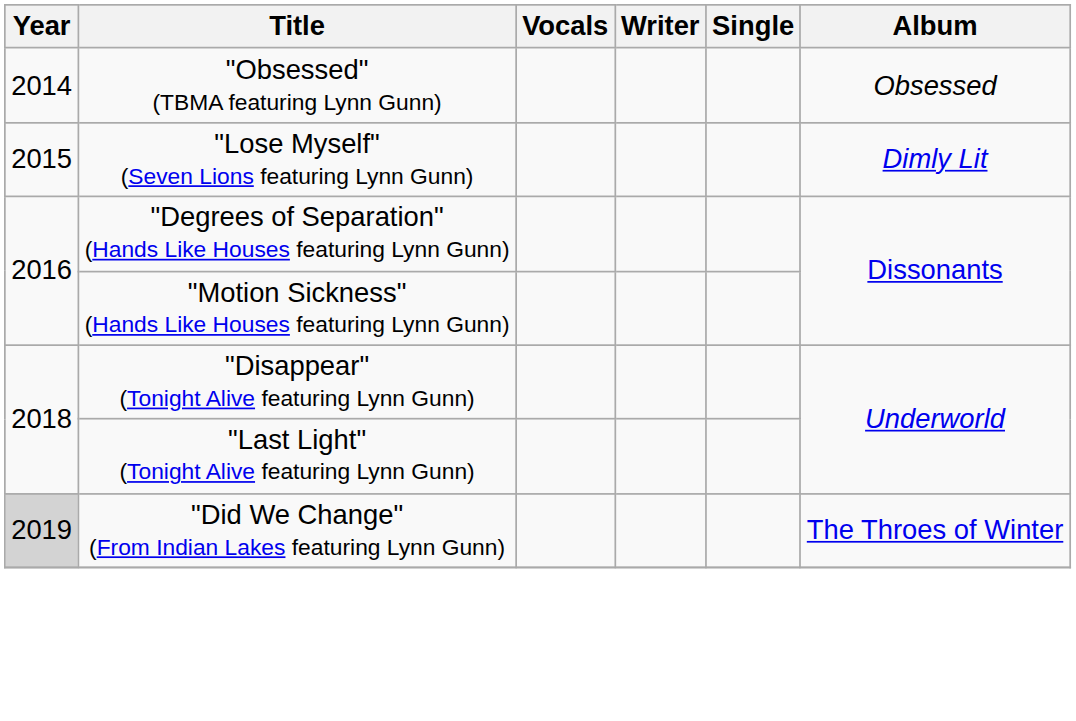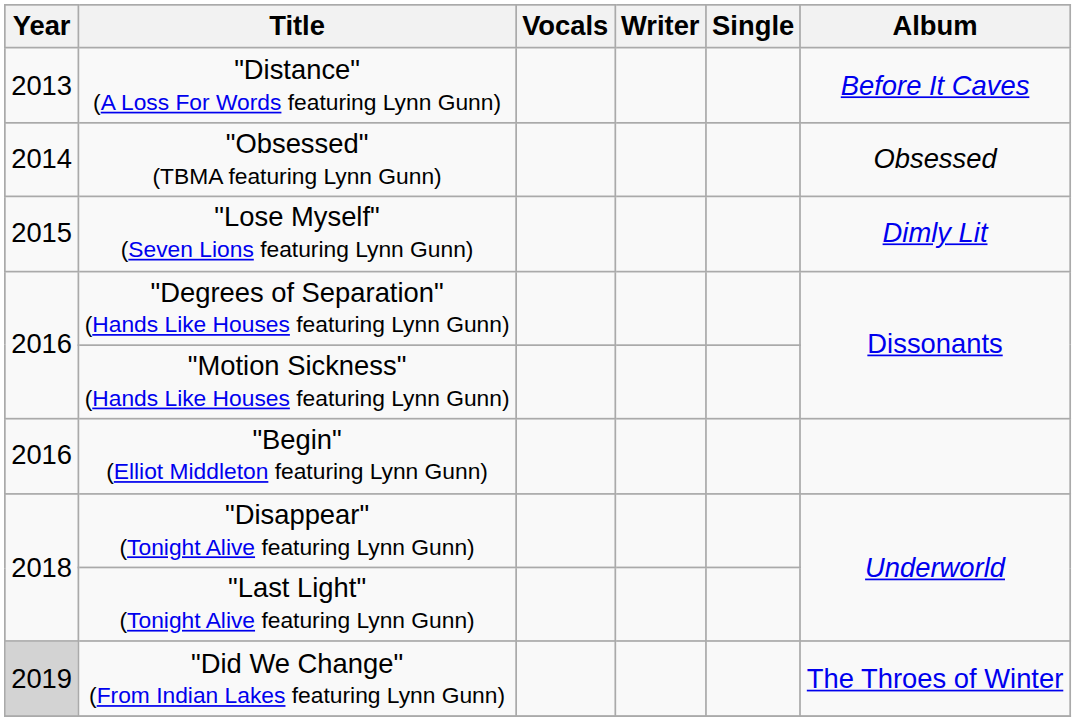+ row: (297, 84)
+ row: (297, 455)
